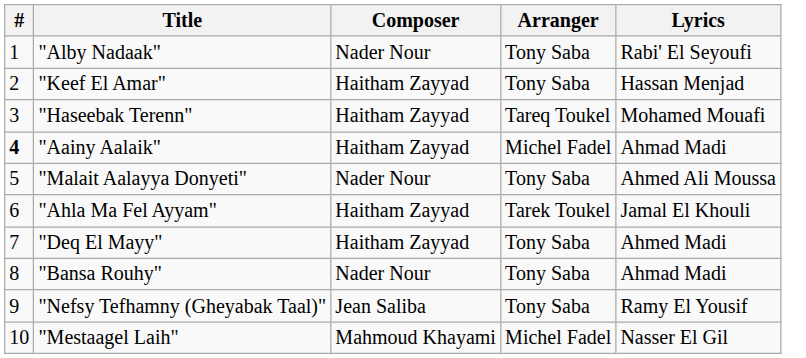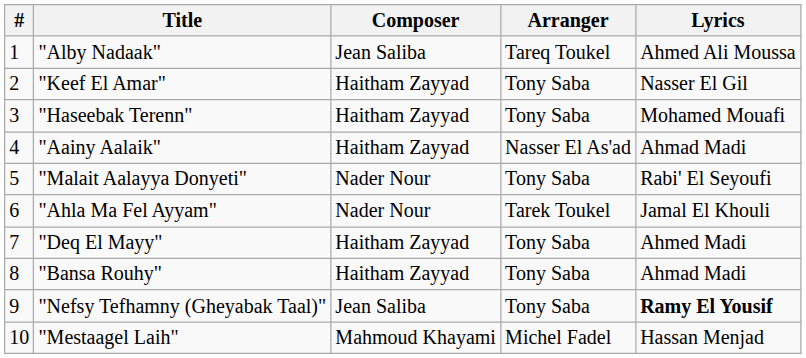(383, 52) Nader Nour -> (381, 52) Jean Saliba
(547, 52) Tony Saba -> (558, 52) Tareq Toukel
(686, 52) Rabi' El Seyoufi -> (718, 52) Ahmed Ali Moussa
(682, 83) Hassan Menjad -> (694, 83) Nasser El Gil
(558, 115) Tareq Toukel -> (547, 115) Tony Saba
(14, 147) bold -> (14, 147) normal
(558, 147) Michel Fadel -> (568, 147) Nasser El As'ad
(698, 178) Ahmed Ali Moussa -> (706, 178) Rabi' El Seyoufi
(402, 210) Haitham Zayyad -> (383, 210) Nader Nour
(383, 274) Nader Nour -> (402, 274) Haitham Zayyad
(684, 305) normal -> (706, 305) bold
(674, 337) Nasser El Gil -> (702, 337) Hassan Menjad
